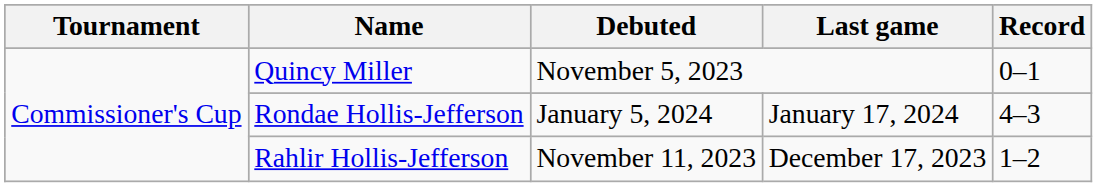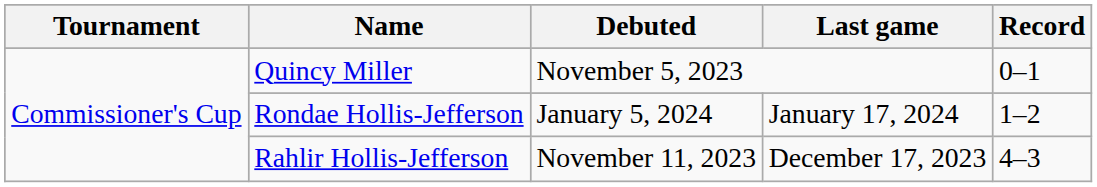(1020, 114) 4–3 -> (1020, 114) 1–2
(1020, 158) 1–2 -> (1020, 158) 4–3
